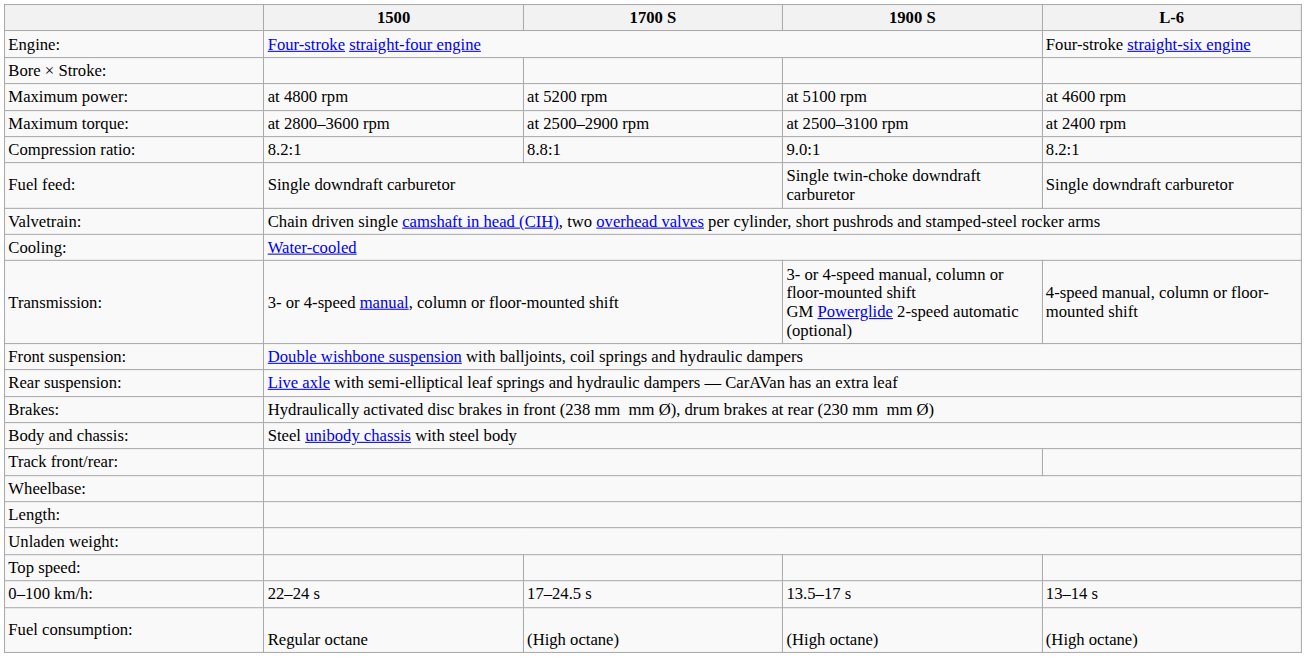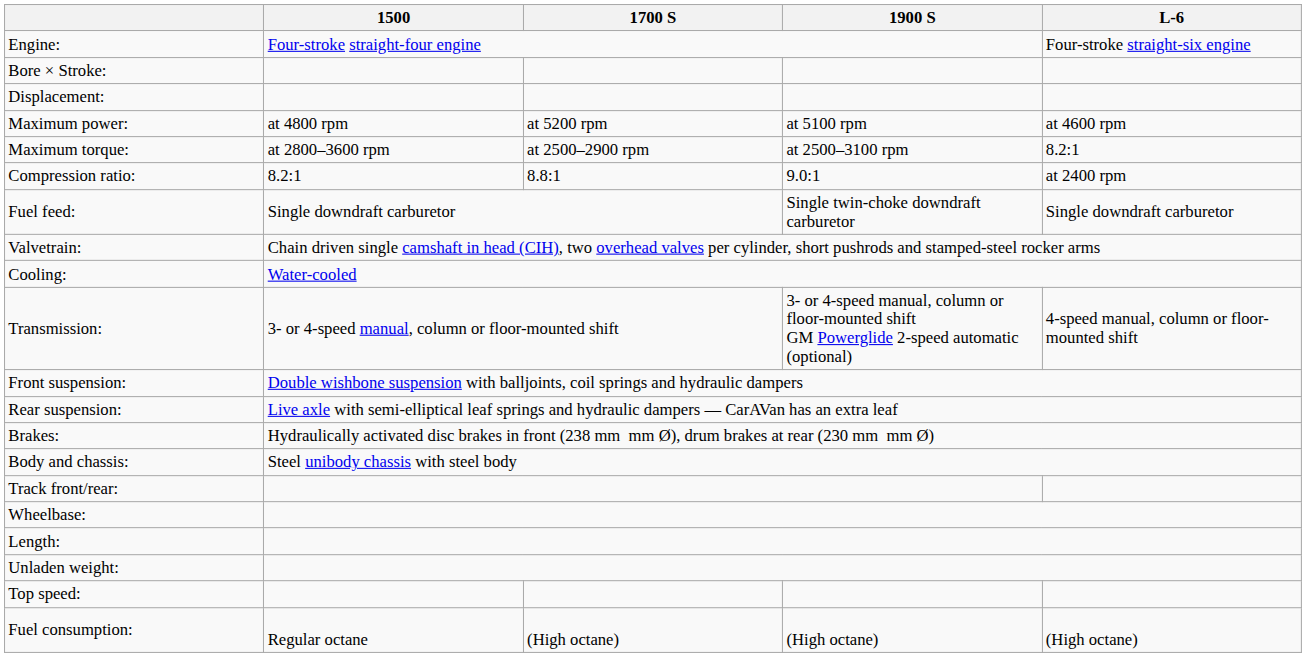+ row: (56, 96)
(1086, 123) at 2400 rpm -> (1063, 149) 8.2:1
(1063, 149) 8.2:1 -> (1086, 176) at 2400 rpm
- row: (51, 593)
